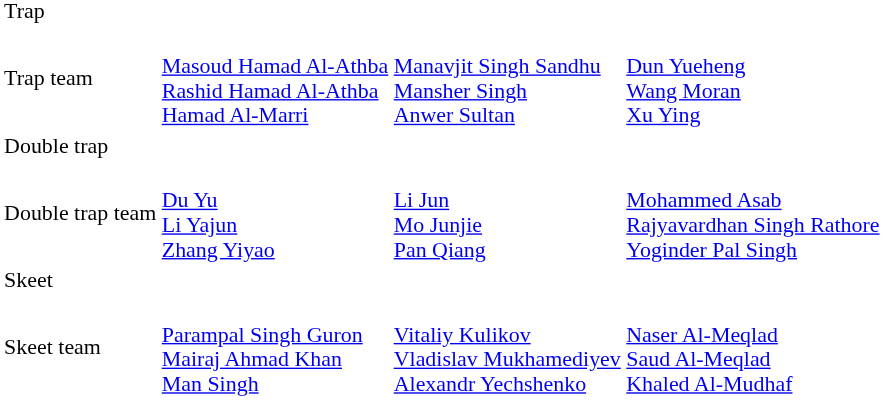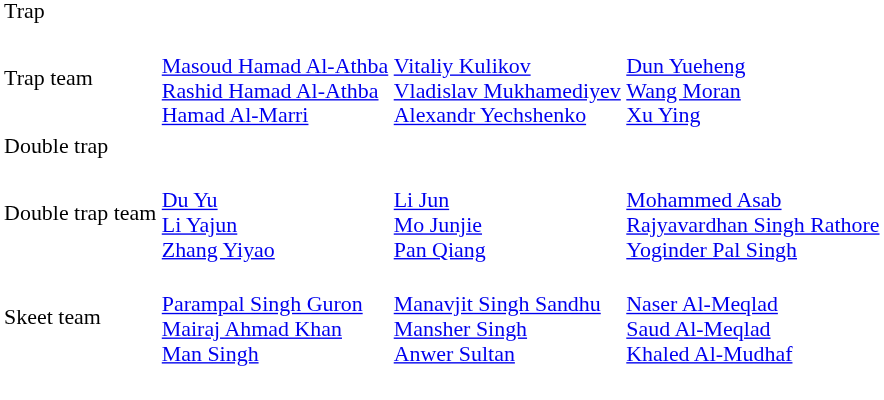(497, 90) Manavjit Singh Sandhu Mansher Singh Anwer Sultan -> (507, 90) Vitaliy Kulikov Vladislav Mukhamediyev Alexandr Yechshenko
- row: (28, 279)
(507, 359) Vitaliy Kulikov Vladislav Mukhamediyev Alexandr Yechshenko -> (497, 329) Manavjit Singh Sandhu Mansher Singh Anwer Sultan
